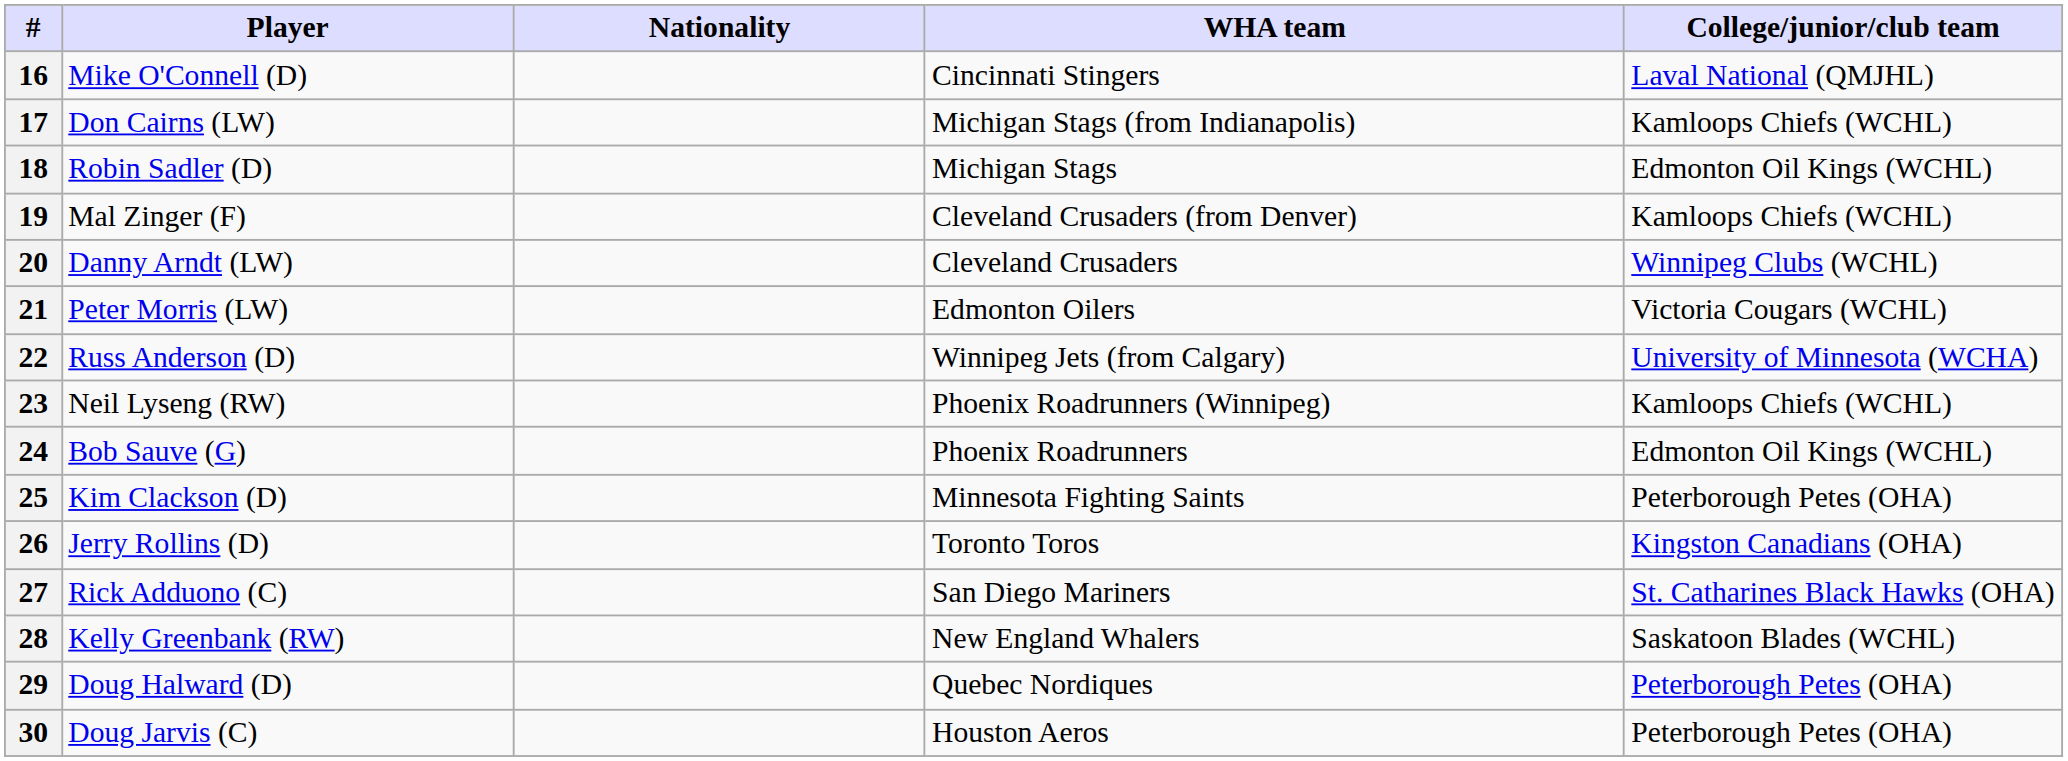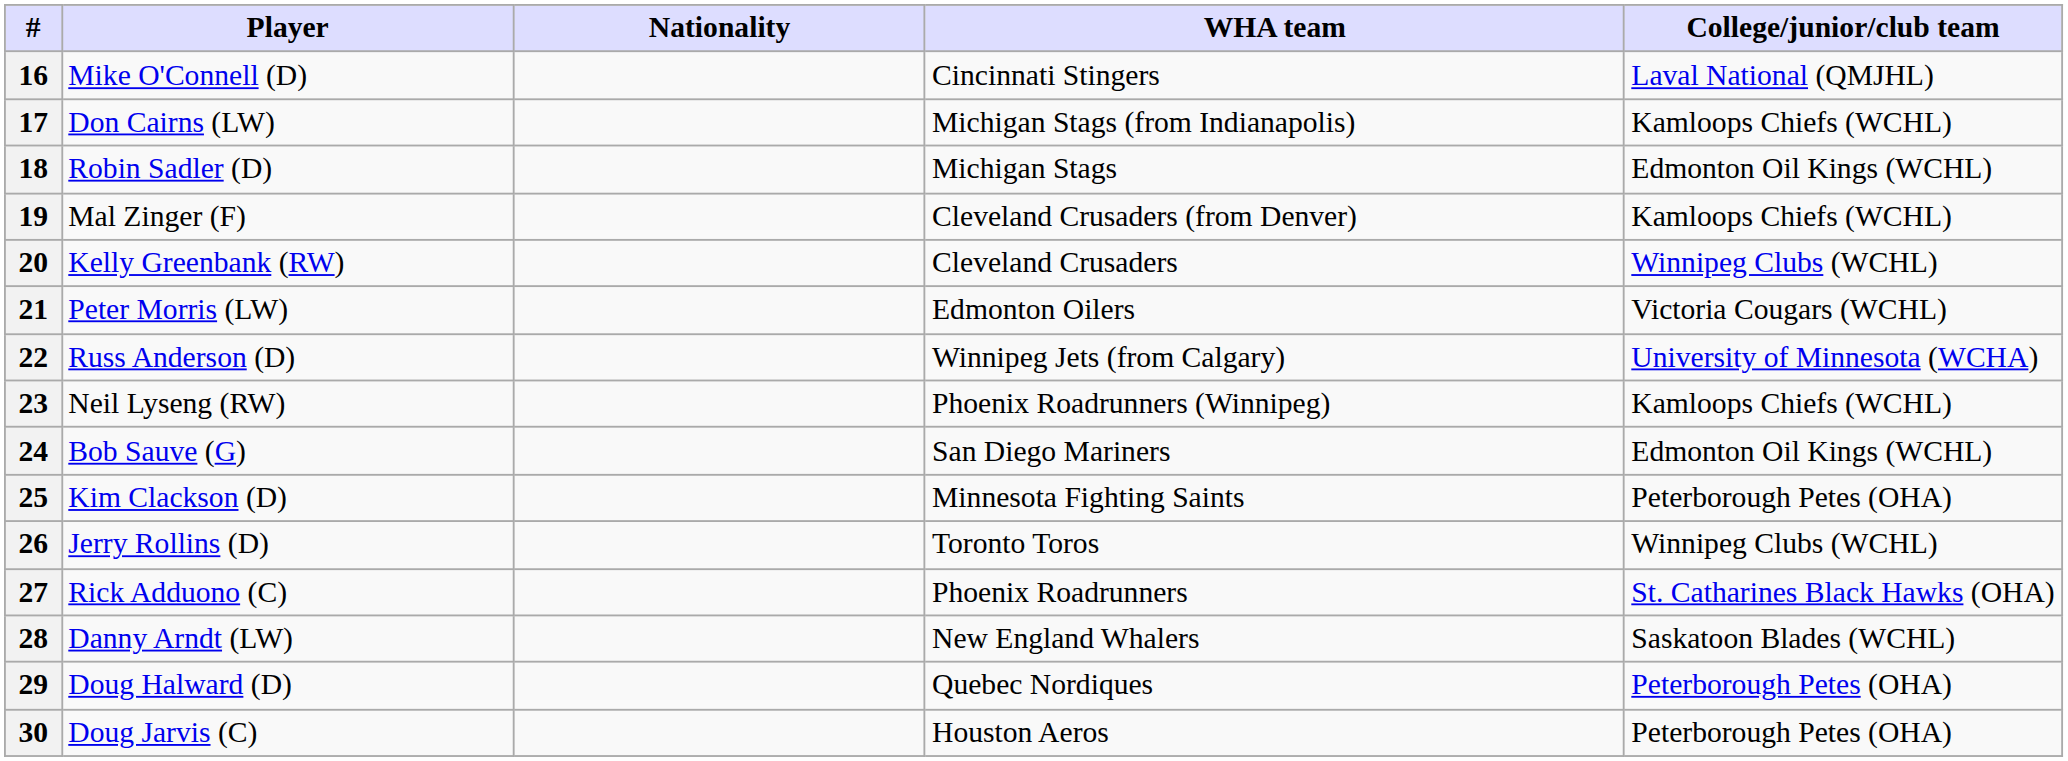(181, 262) Danny Arndt (LW) -> (206, 262) Kelly Greenbank (RW)
(1060, 450) Phoenix Roadrunners -> (1051, 450) San Diego Mariners
(1797, 544) Kingston Canadians (OHA) -> (1784, 544) Winnipeg Clubs (WCHL)
(1051, 591) San Diego Mariners -> (1060, 591) Phoenix Roadrunners
(206, 638) Kelly Greenbank (RW) -> (181, 638) Danny Arndt (LW)
